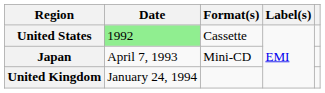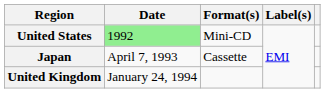(225, 35) Cassette -> (227, 35) Mini-CD
(227, 56) Mini-CD -> (225, 56) Cassette
